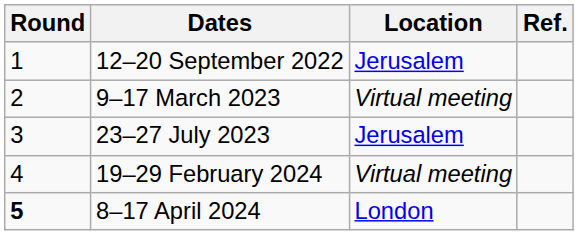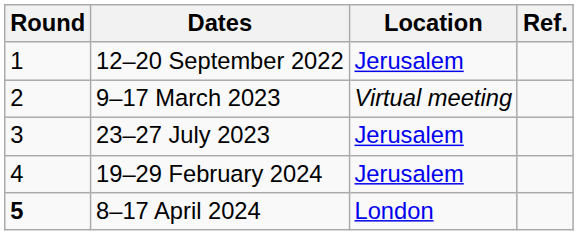(433, 173) Virtual meeting -> (409, 173) Jerusalem
